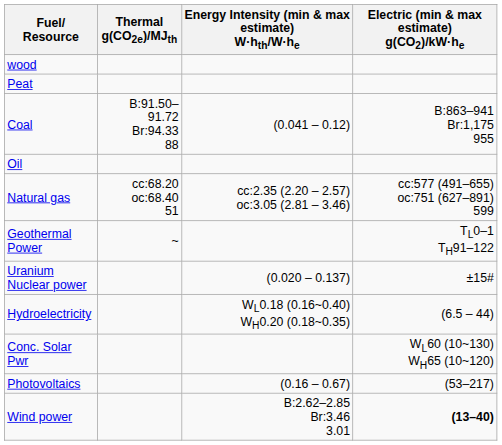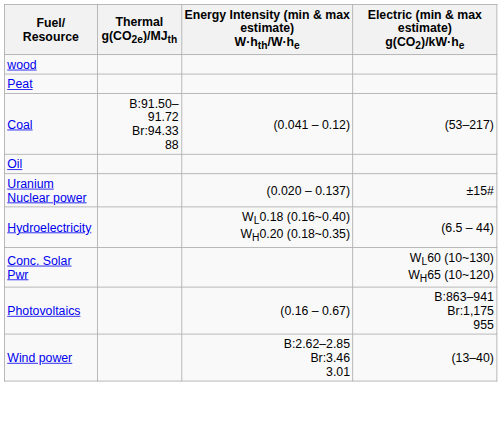(464, 124) B:863–941 Br:1,175 955 -> (469, 124) (53–217)
- row: (39, 198)
- row: (39, 241)
(469, 384) (53–217) -> (464, 311) B:863–941 Br:1,175 955
(473, 417) bold -> (473, 358) normal
